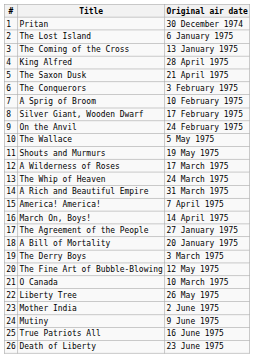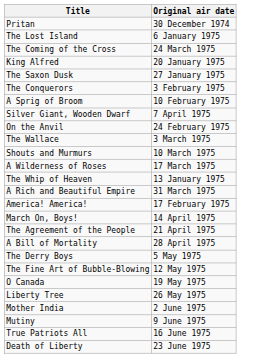- column: (11, 11)
(202, 50) 13 January 1975 -> (184, 50) 24 March 1975
(198, 62) 28 April 1975 -> (189, 62) 20 January 1975
(198, 75) 21 April 1975 -> (189, 75) 27 January 1975
(205, 114) 17 February 1975 -> (182, 114) 7 April 1975
(190, 140) 5 May 1975 -> (182, 140) 3 March 1975
(193, 153) 19 May 1975 -> (184, 153) 10 March 1975
(198, 179) 24 March 1975 -> (189, 179) 13 January 1975
(195, 205) 7 April 1975 -> (191, 205) 17 February 1975
(202, 230) 27 January 1975 -> (184, 230) 21 April 1975
(202, 243) 20 January 1975 -> (184, 243) 28 April 1975
(195, 256) 3 March 1975 -> (177, 256) 5 May 1975
(198, 282) 10 March 1975 -> (179, 282) 19 May 1975
